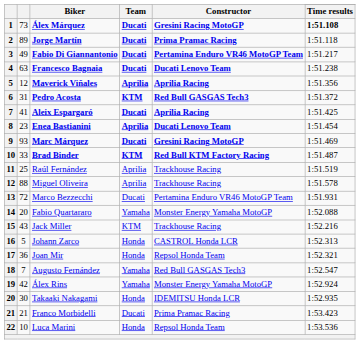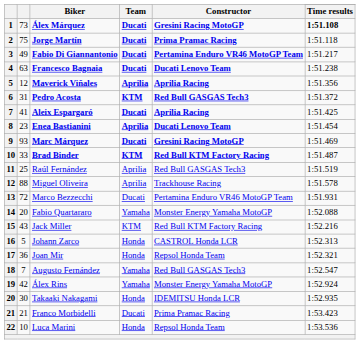(24, 39) 89 -> (24, 39) 75
(188, 169) Trackhouse Racing -> (200, 169) Red Bull GASGAS Tech3
(188, 226) Trackhouse Racing -> (208, 226) Red Bull KTM Factory Racing
